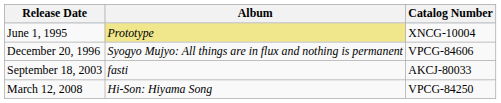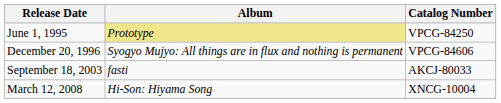(442, 32) XNCG-10004 -> (441, 32) VPCG-84250
(441, 88) VPCG-84250 -> (442, 88) XNCG-10004
